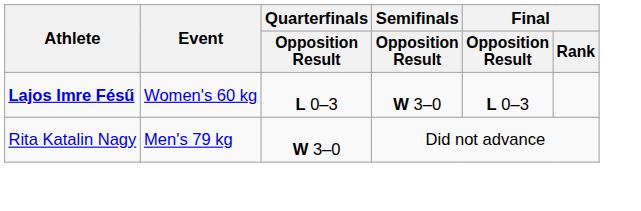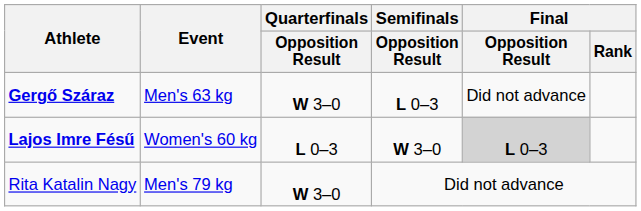+ row: (61, 95)
(508, 105) no background -> (526, 149) lightgrey background
